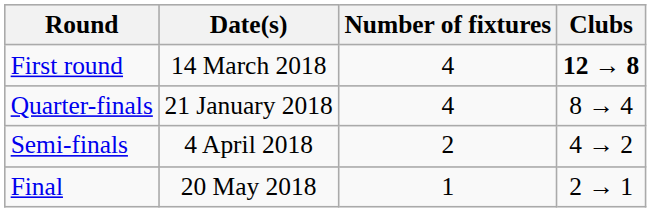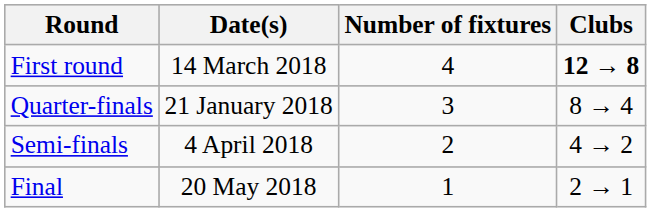(448, 105) 4 -> (448, 105) 3
